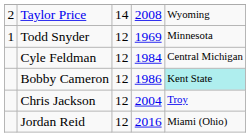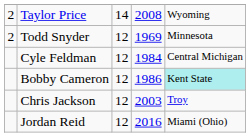(11, 36) 1 -> (11, 36) 2
(148, 100) 2004 -> (148, 100) 2003
